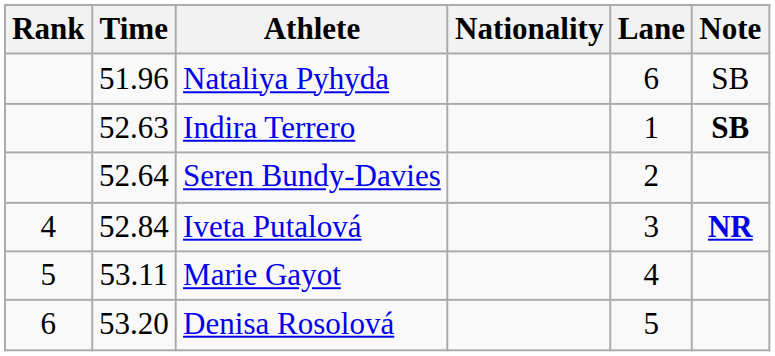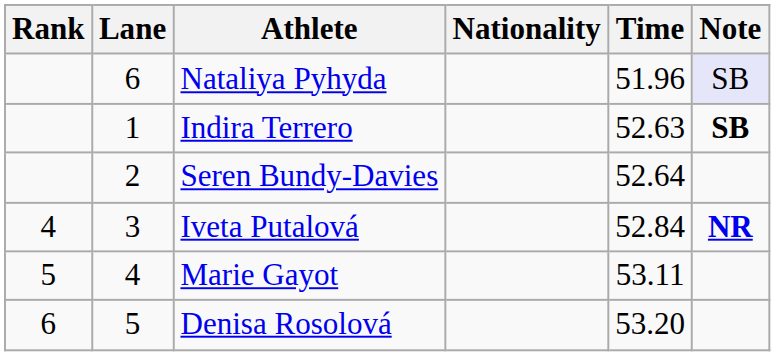columns swapped: (651, 29) <-> (134, 29)
(730, 78) no background -> (730, 78) lavender background
